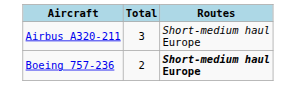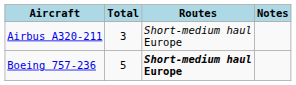+ column: (273, 13)
(142, 66) 2 -> (123, 66) 5
